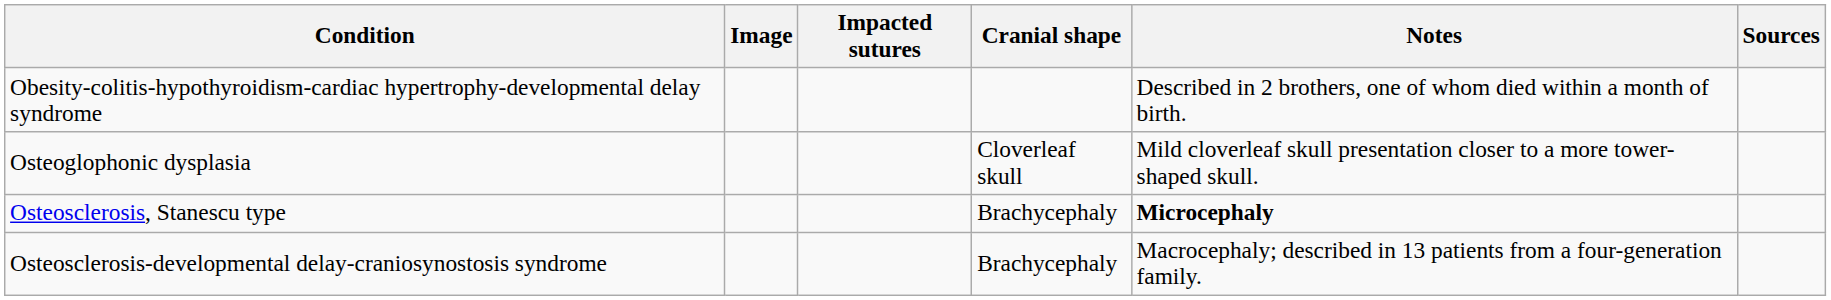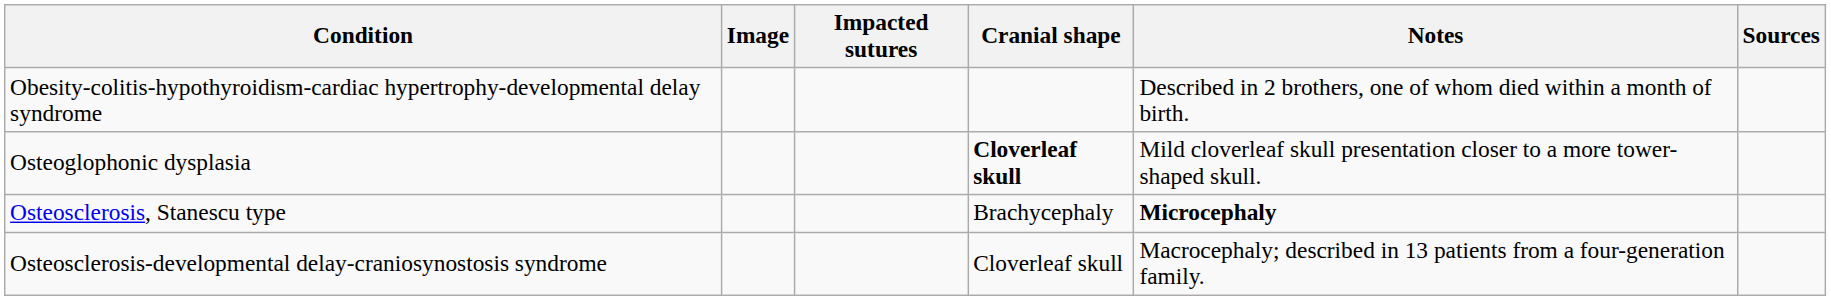(1026, 162) normal -> (1025, 162) bold
(1047, 263) Brachycephaly -> (1048, 263) Cloverleaf skull
